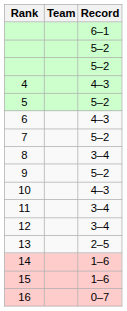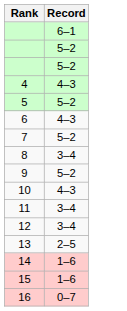- column: (61, 13)
